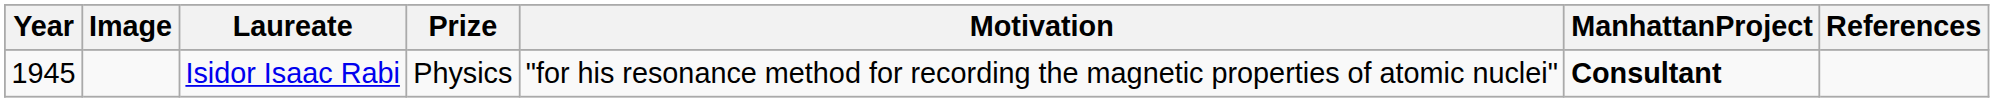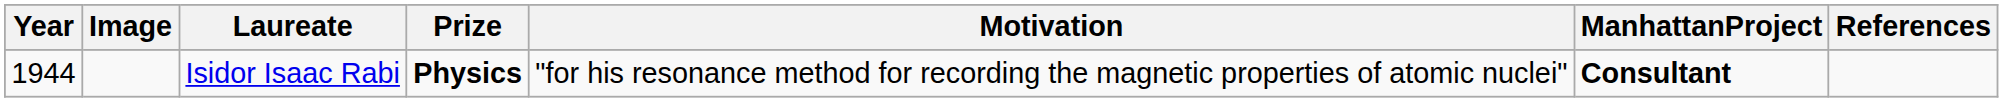(44, 73) 1945 -> (44, 73) 1944
(463, 73) normal -> (468, 73) bold
